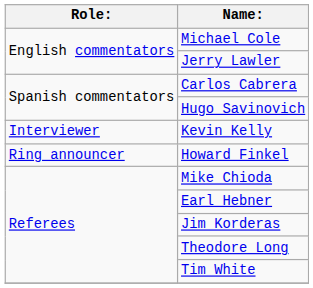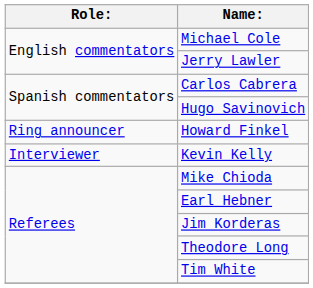rows swapped: (227, 132) <-> (235, 155)
